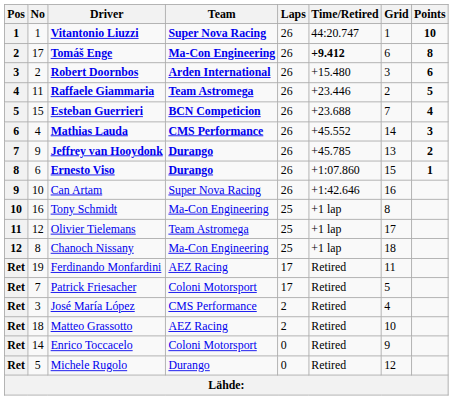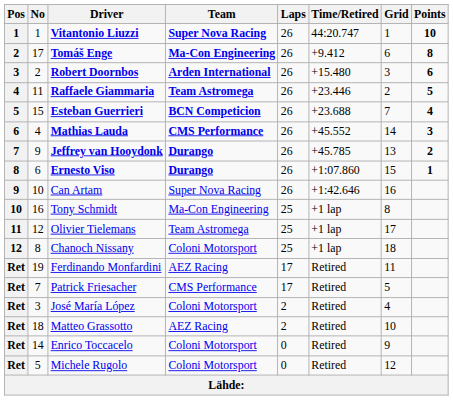(328, 52) bold -> (328, 52) normal
(218, 248) Ma-Con Engineering -> (213, 248) Coloni Motorsport
(213, 287) Coloni Motorsport -> (213, 287) CMS Performance
(213, 306) CMS Performance -> (213, 306) Coloni Motorsport
(189, 365) Durango -> (213, 365) Coloni Motorsport
